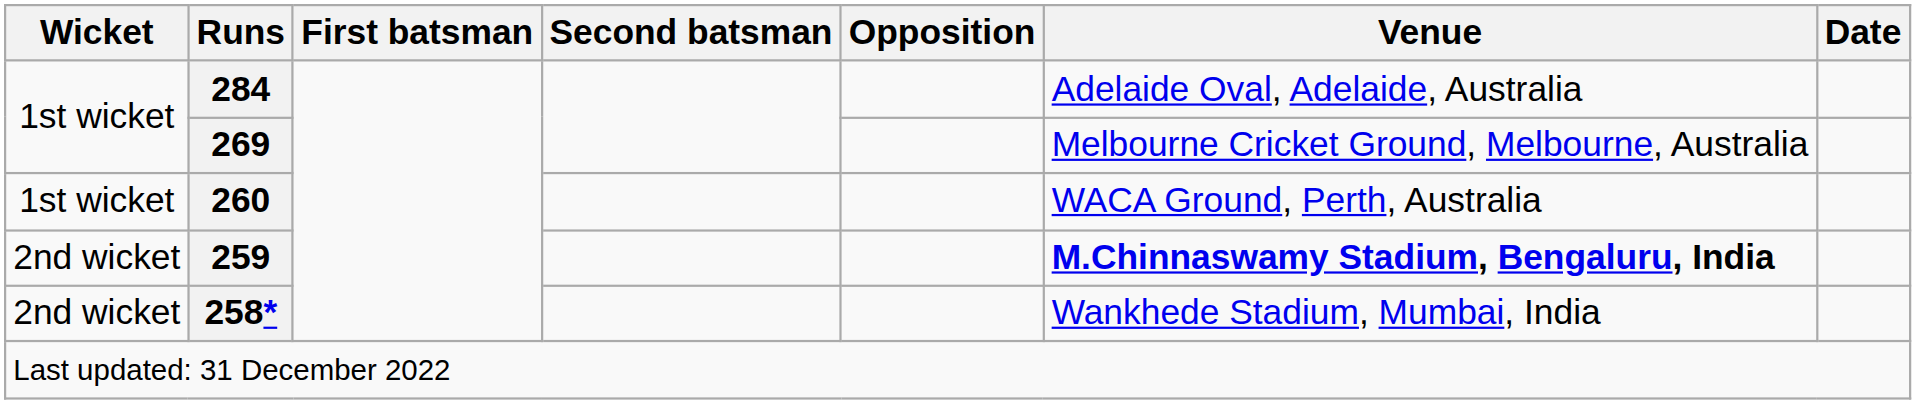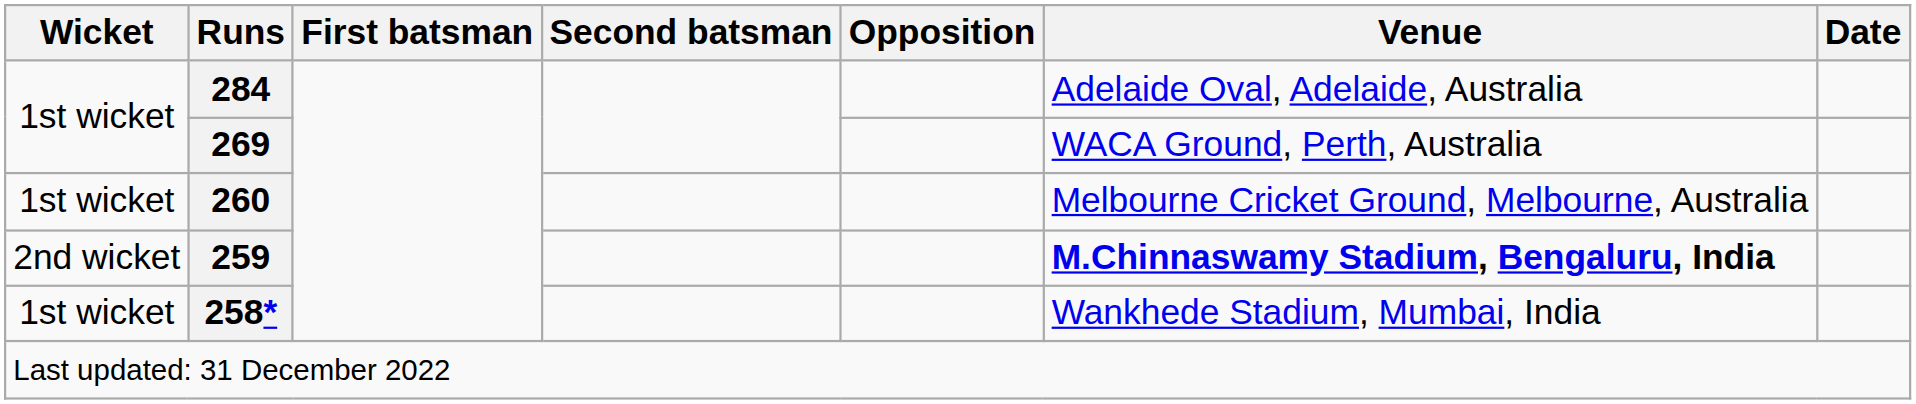(1430, 144) Melbourne Cricket Ground, Melbourne, Australia -> (1297, 144) WACA Ground, Perth, Australia
(1297, 200) WACA Ground, Perth, Australia -> (1430, 200) Melbourne Cricket Ground, Melbourne, Australia
(97, 312) 2nd wicket -> (97, 312) 1st wicket
